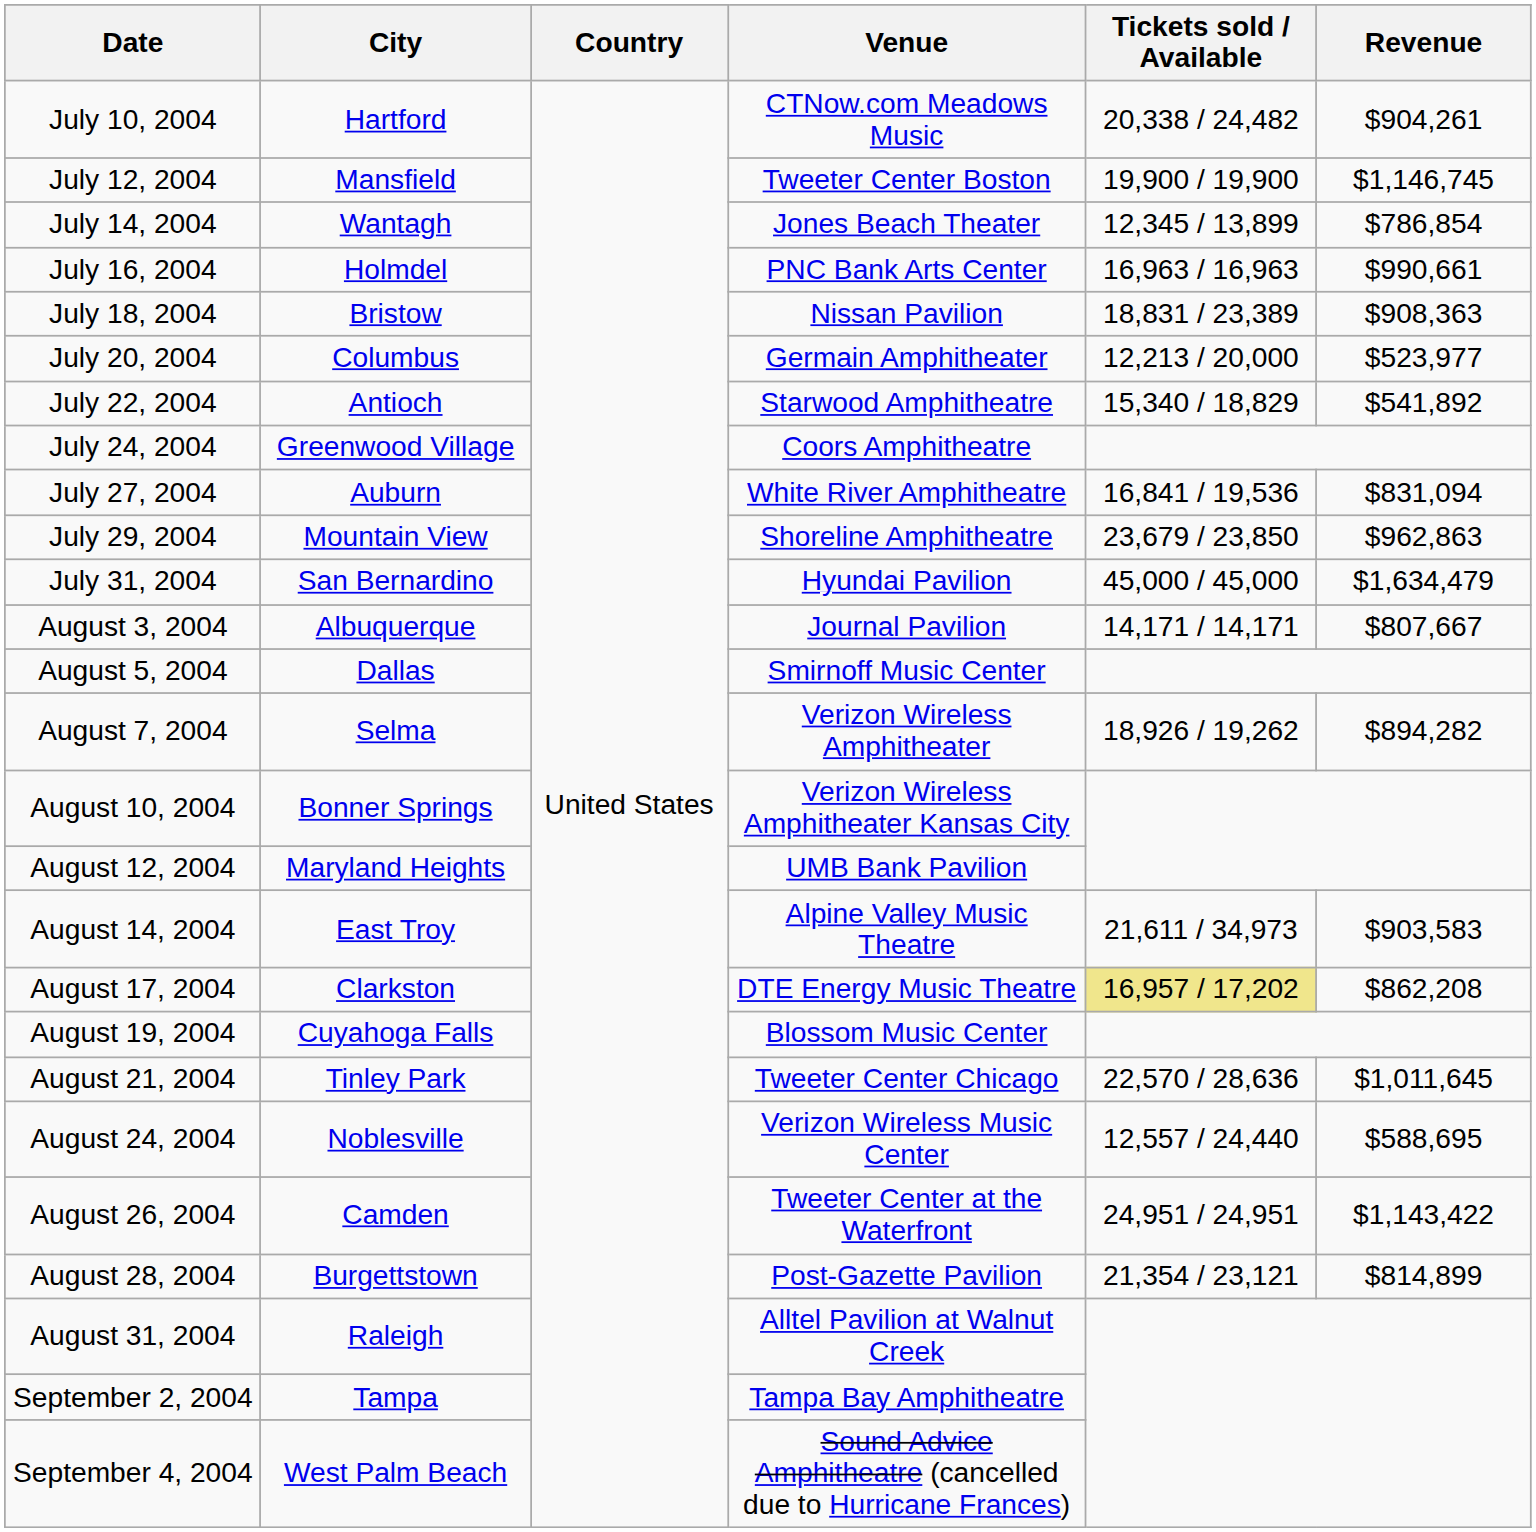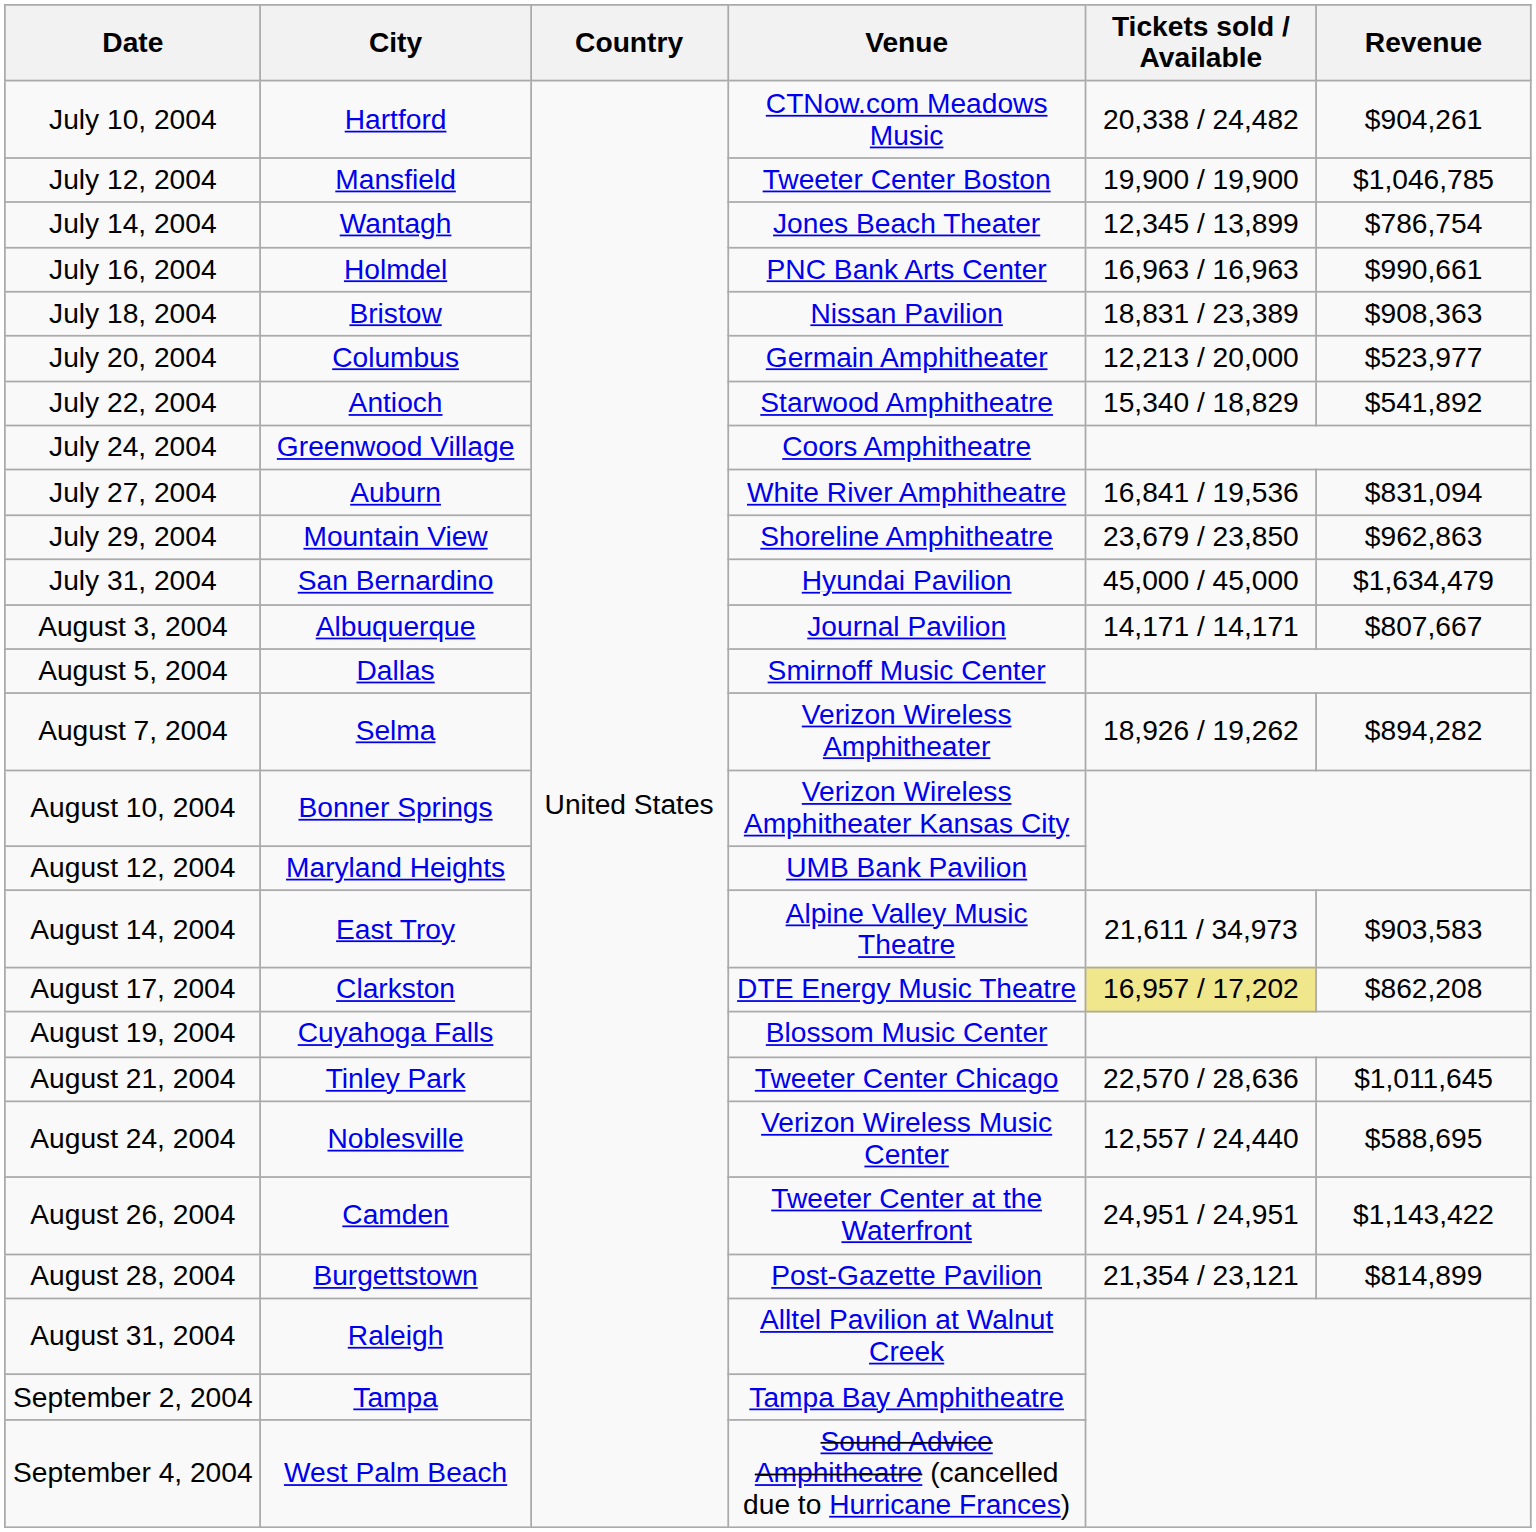(1424, 179) $1,146,745 -> (1424, 179) $1,046,785
(1424, 224) $786,854 -> (1424, 224) $786,754
